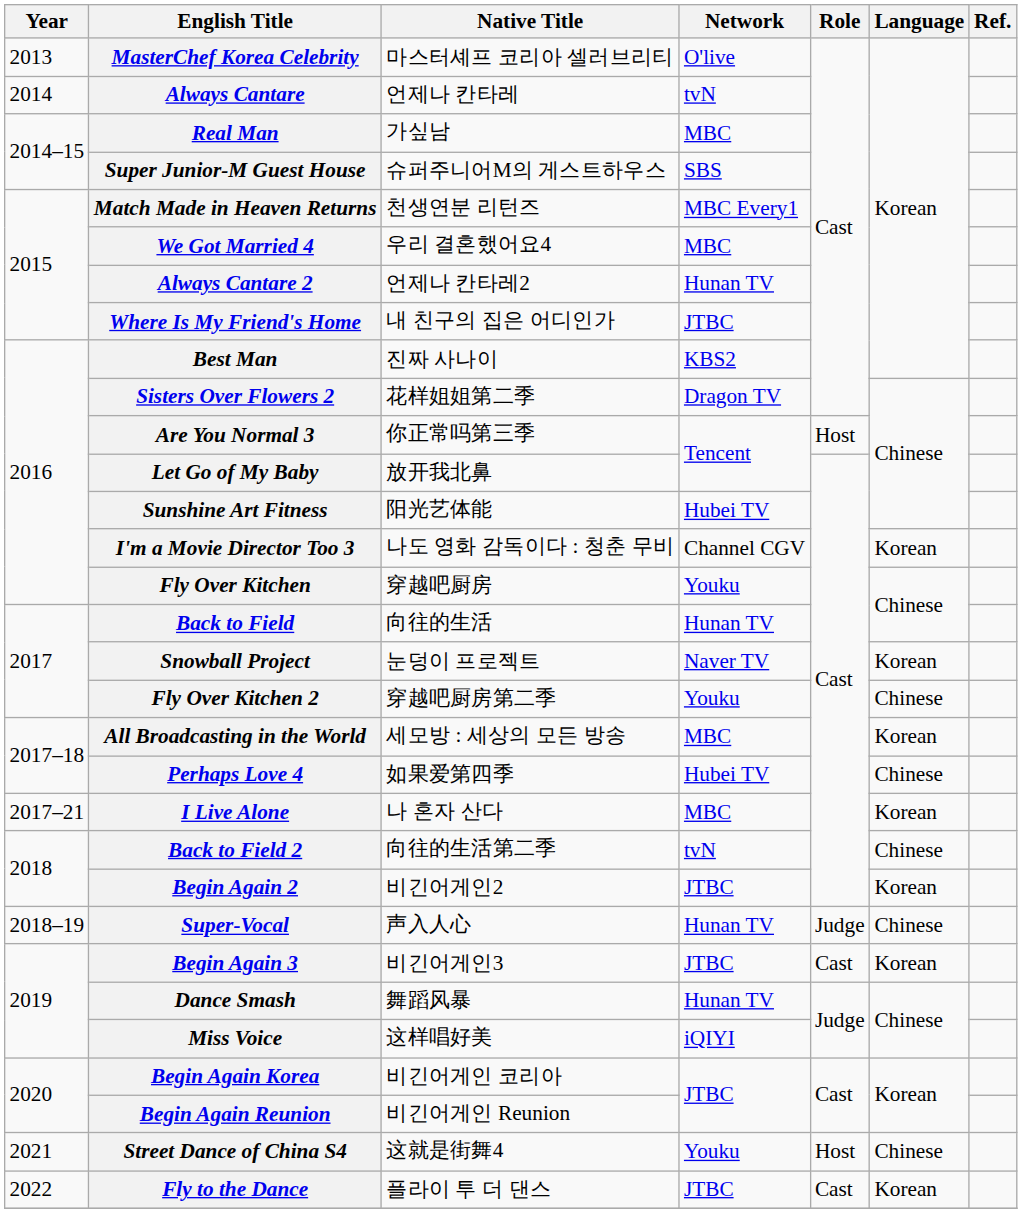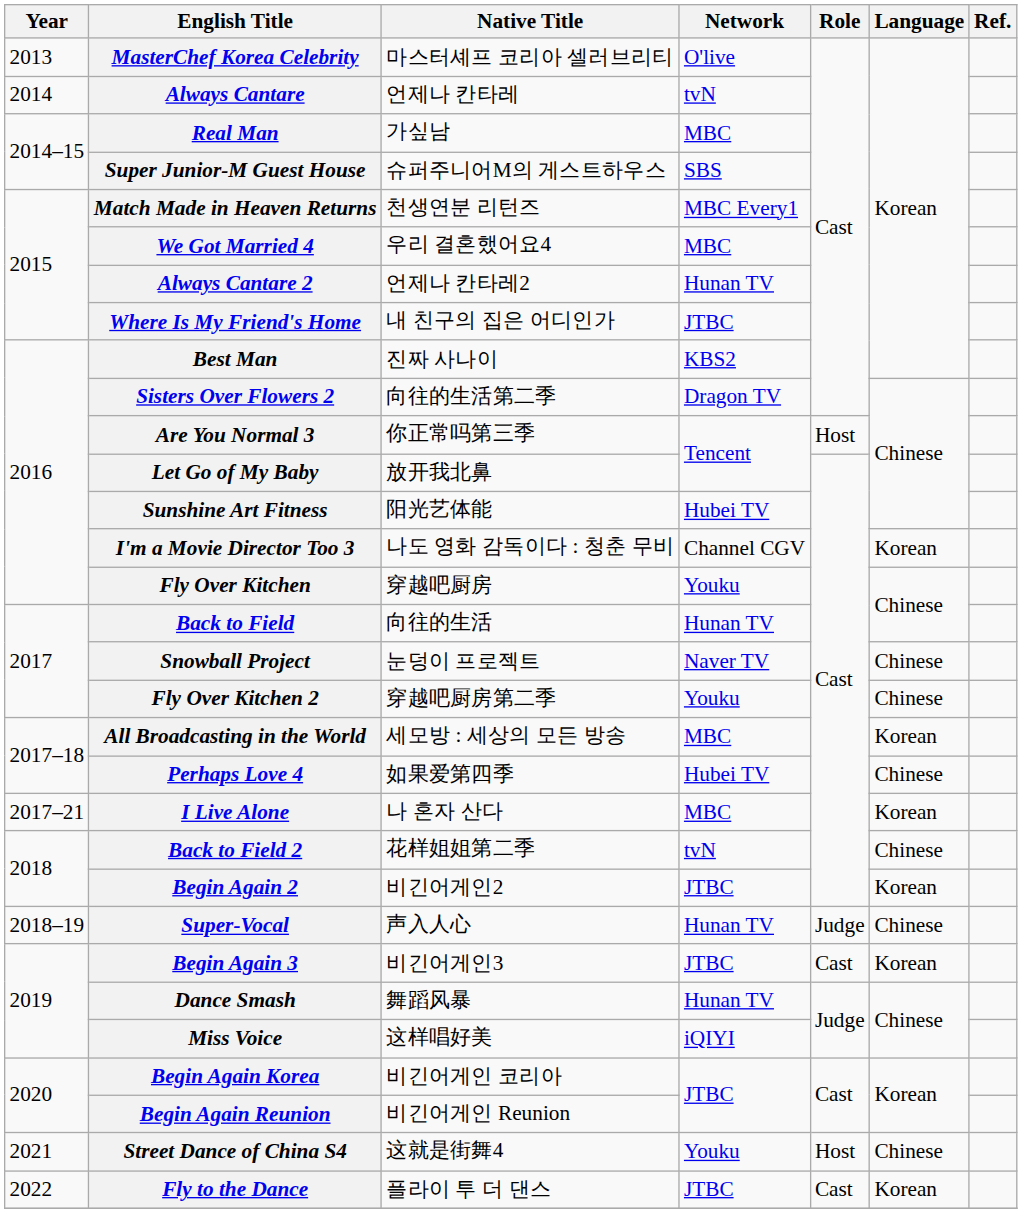(461, 396) 花样姐姐第二季 -> (471, 396) 向往的生活第二季
(906, 660) Korean -> (909, 660) Chinese
(471, 848) 向往的生活第二季 -> (461, 848) 花样姐姐第二季
